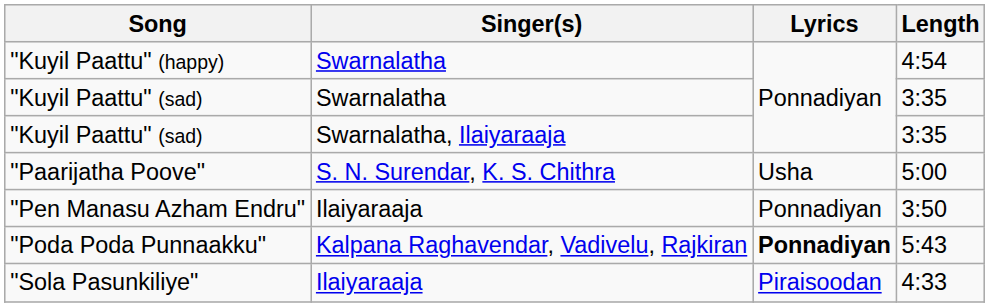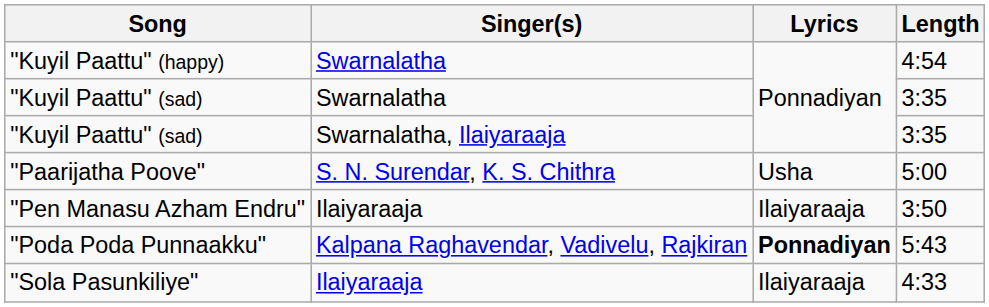(820, 209) Ponnadiyan -> (811, 209) Ilaiyaraaja
(820, 283) Piraisoodan -> (811, 283) Ilaiyaraaja
